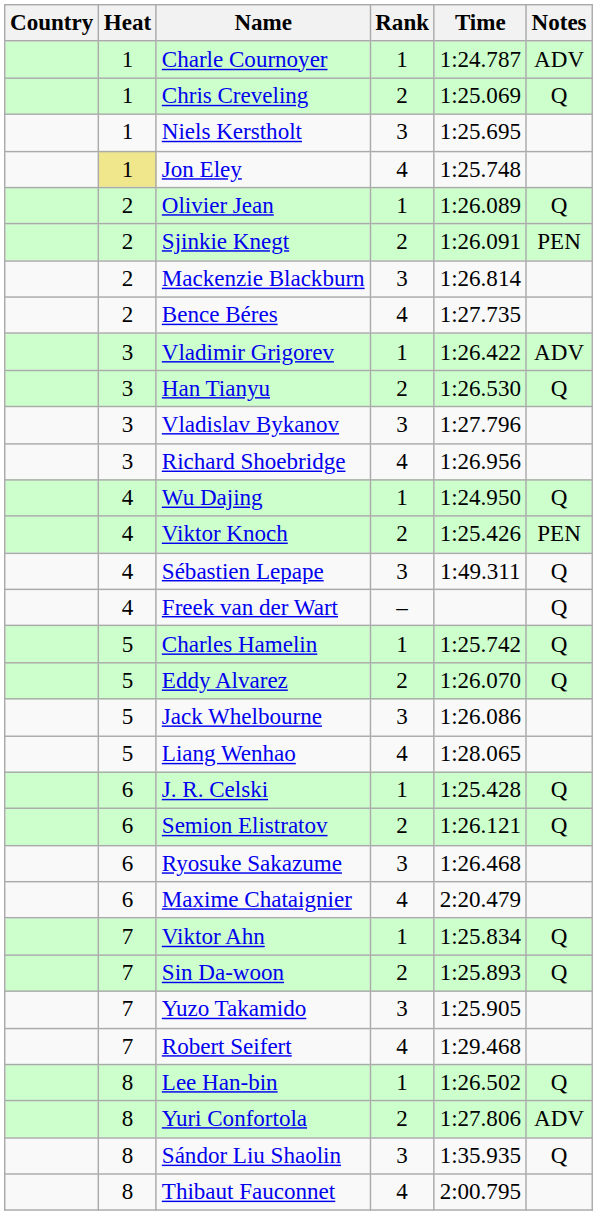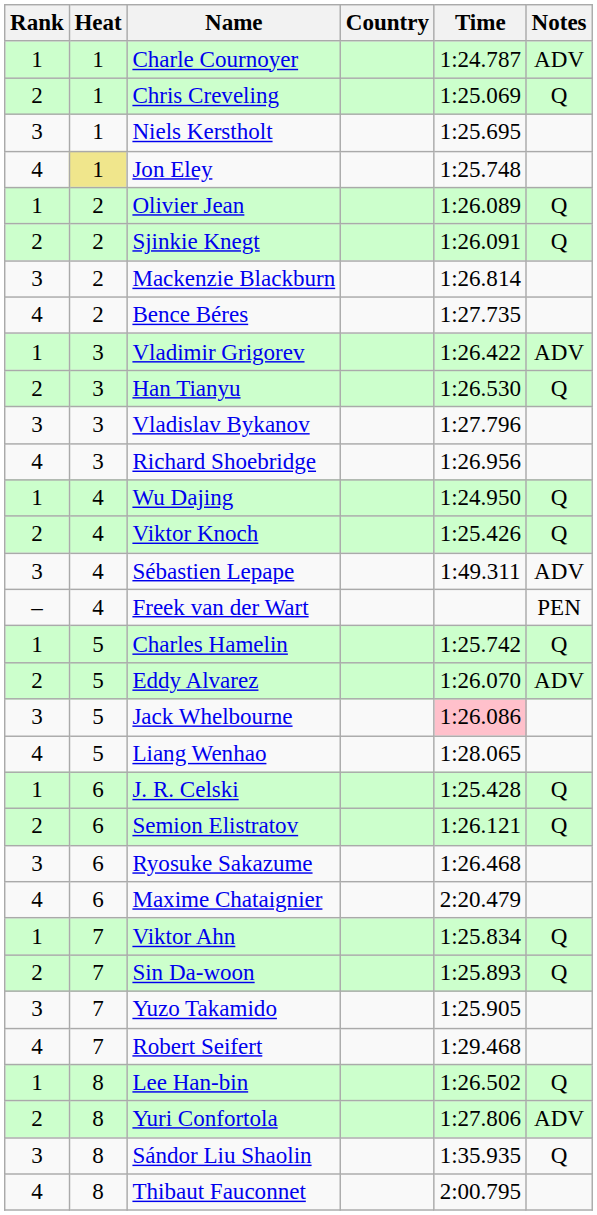columns swapped: (402, 22) <-> (52, 22)
(559, 242) PEN -> (559, 242) Q
(559, 534) PEN -> (559, 534) Q
(559, 570) Q -> (559, 570) ADV
(559, 607) Q -> (559, 607) PEN
(559, 680) Q -> (559, 680) ADV
(480, 717) no background -> (480, 717) pink background
